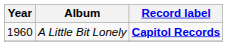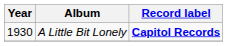(20, 31) 1960 -> (20, 31) 1930
